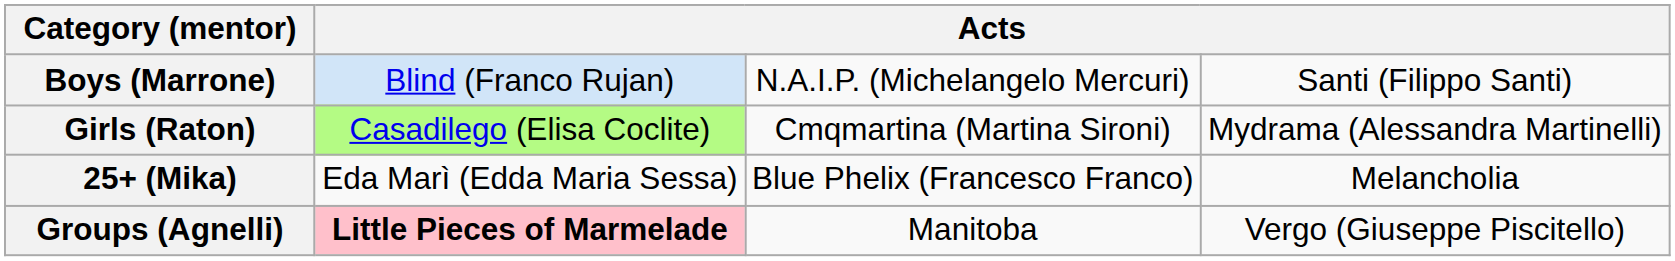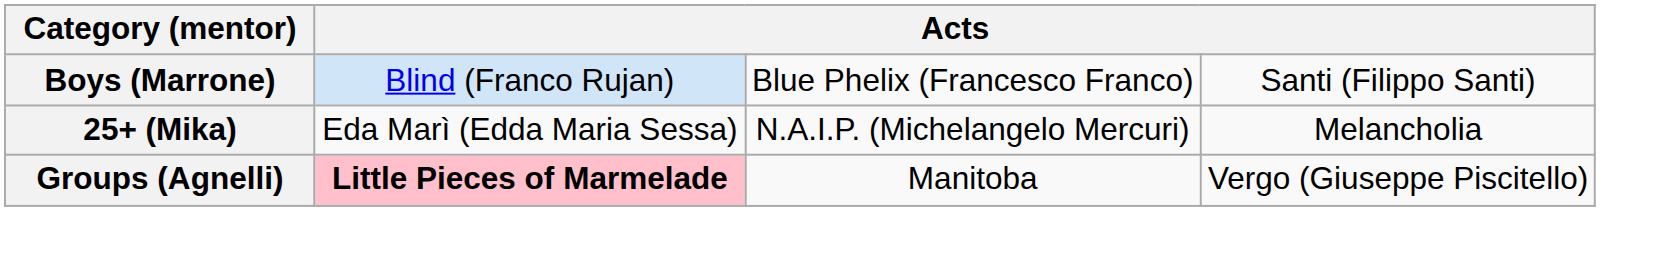(973, 79) N.A.I.P. (Michelangelo Mercuri) -> (973, 79) Blue Phelix (Francesco Franco)
- row: (160, 129)
(973, 179) Blue Phelix (Francesco Franco) -> (973, 129) N.A.I.P. (Michelangelo Mercuri)
